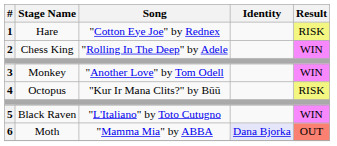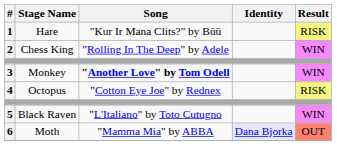(155, 31) "Cotton Eye Joe" by Rednex -> (156, 31) "Kur Ir Mana Clits?" by Būū
(155, 72) normal -> (156, 72) bold
(155, 90) "Kur Ir Mana Clits?" by Būū -> (156, 90) "Cotton Eye Joe" by Rednex
